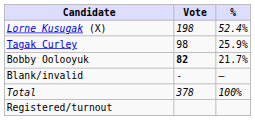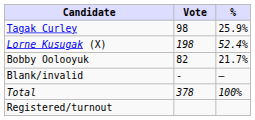rows swapped: (57, 28) <-> (42, 44)
(182, 60) bold -> (182, 60) normal
